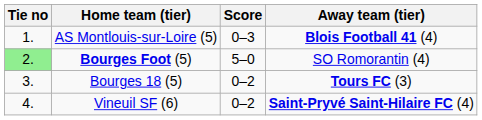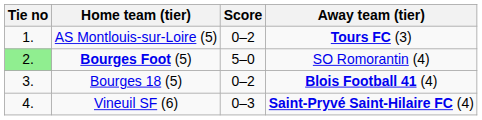(243, 37) 0–3 -> (243, 37) 0–2
(371, 37) Blois Football 41 (4) -> (371, 37) Tours FC (3)
(371, 81) Tours FC (3) -> (371, 81) Blois Football 41 (4)
(243, 103) 0–2 -> (243, 103) 0–3
